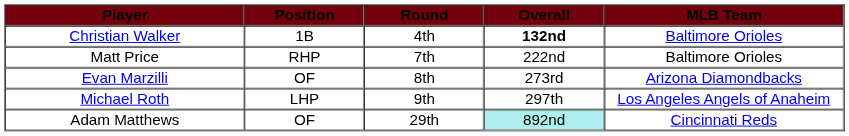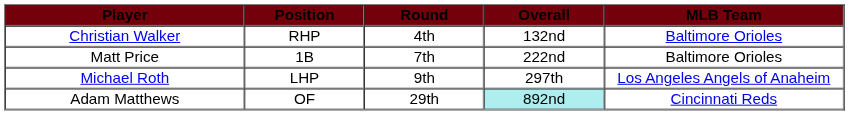(304, 36) 1B -> (304, 36) RHP
(544, 36) bold -> (544, 36) normal
(304, 57) RHP -> (304, 57) 1B
- row: (125, 78)
